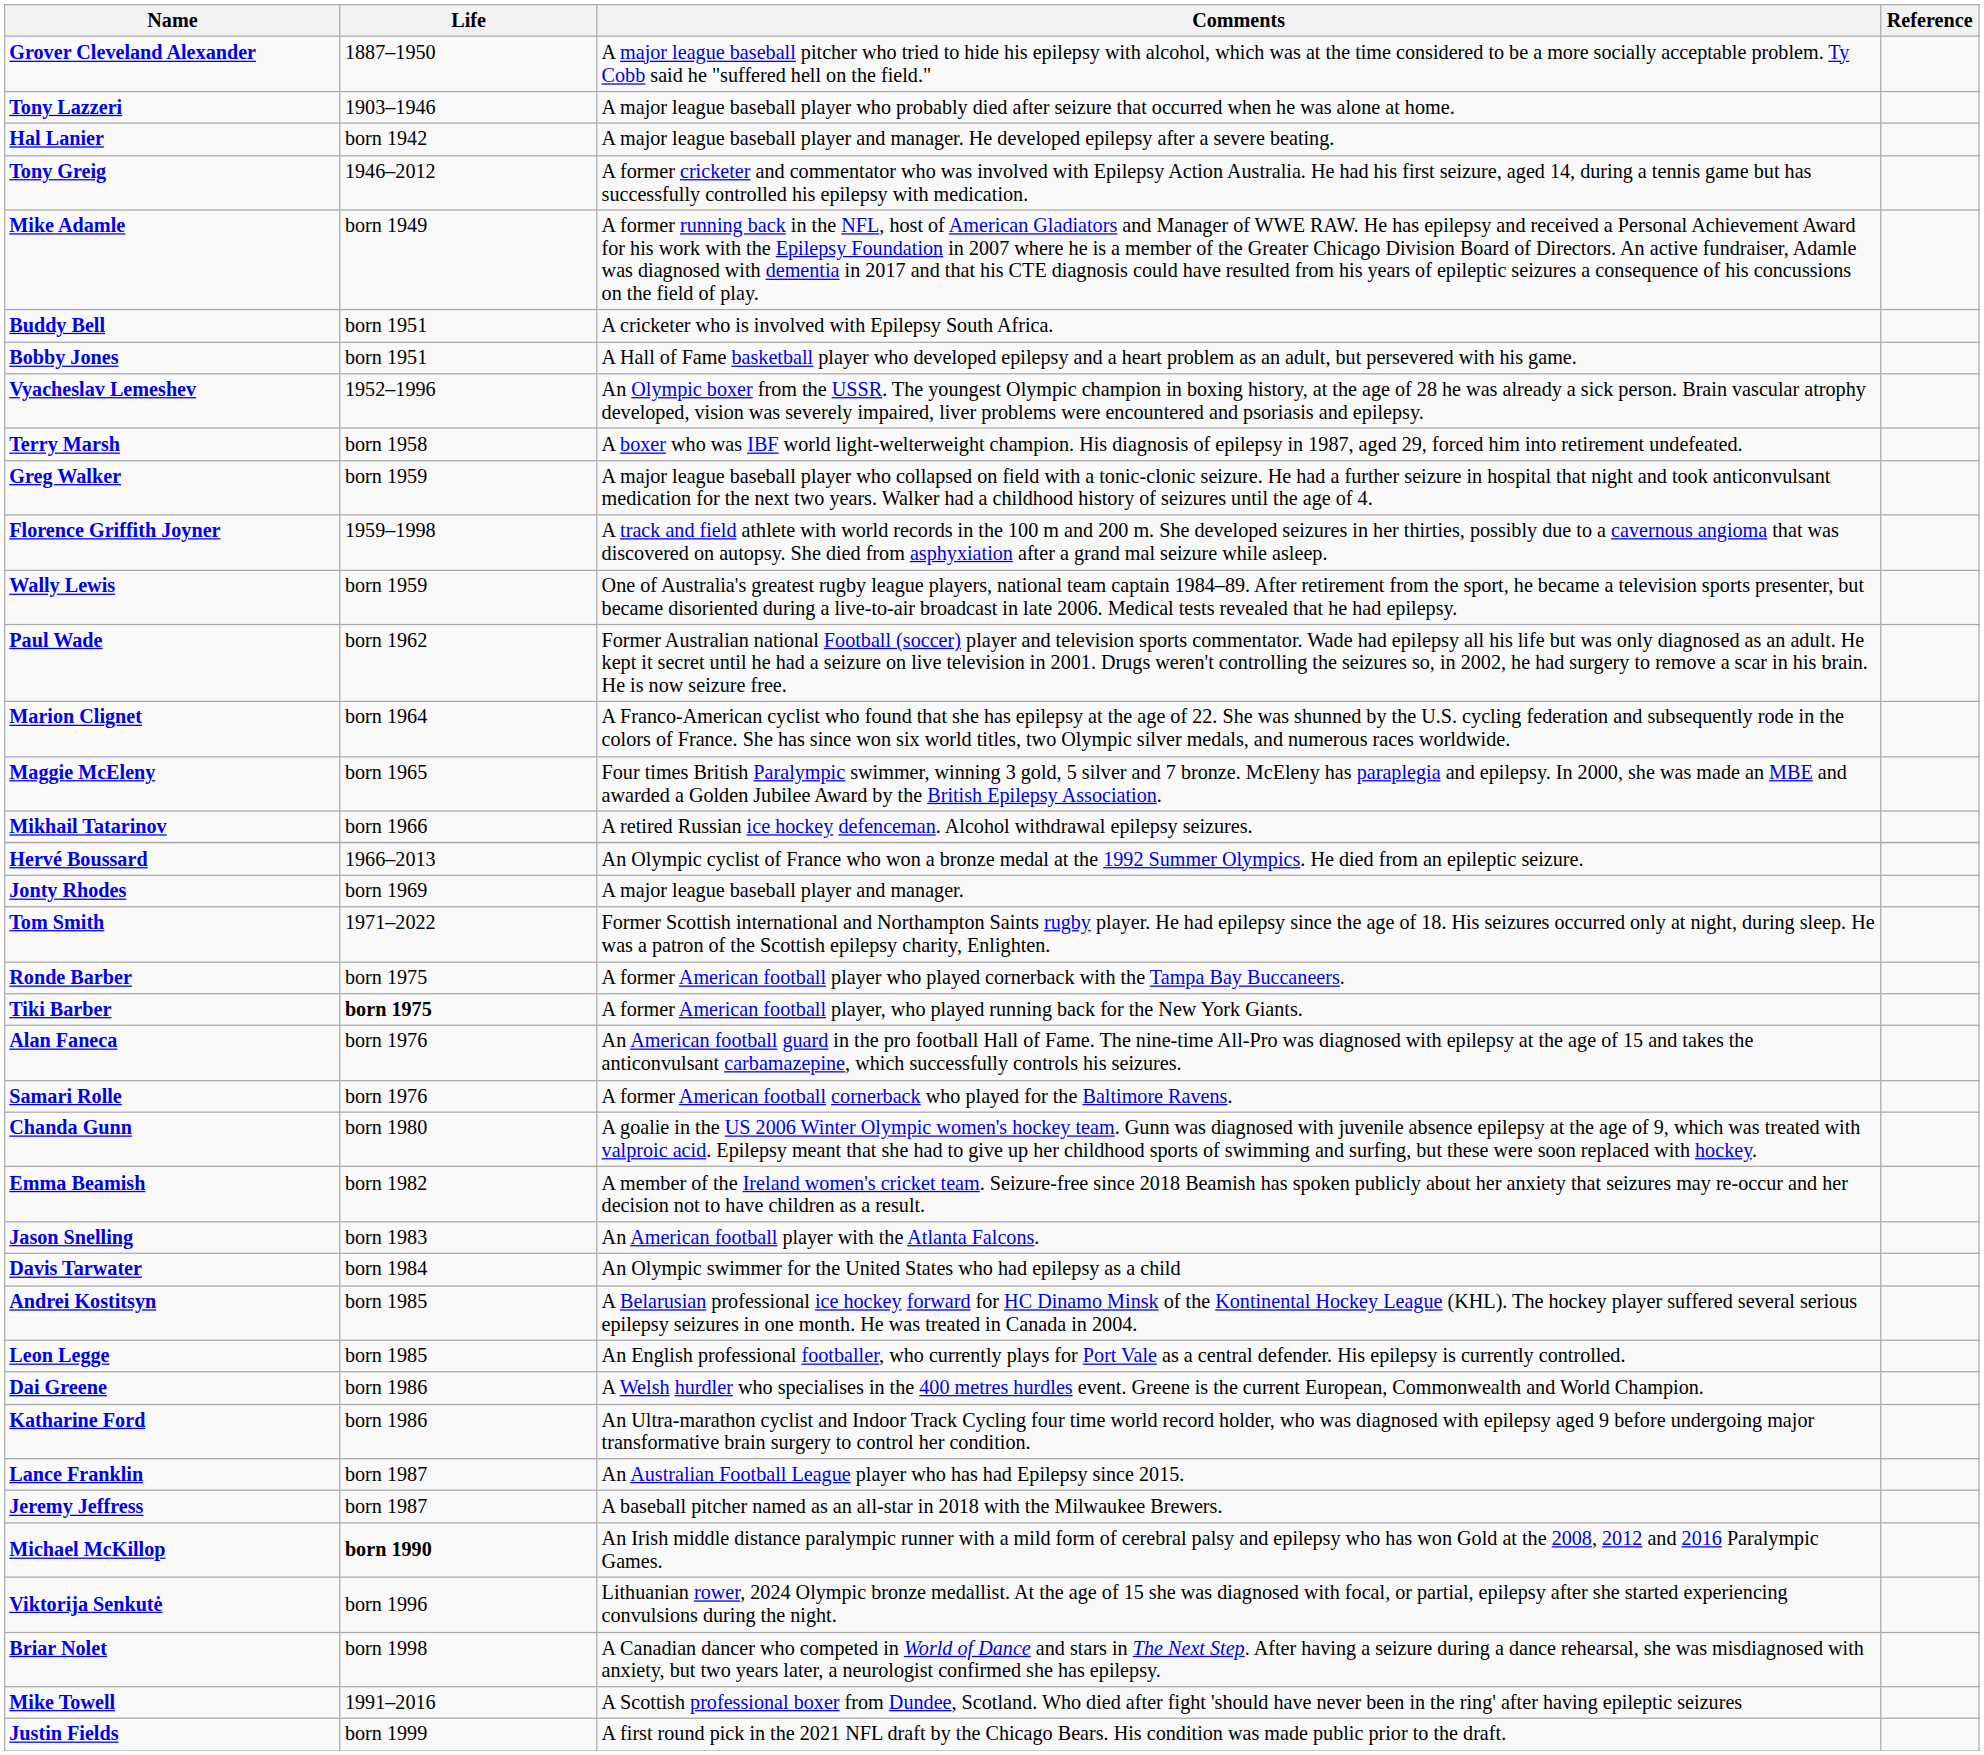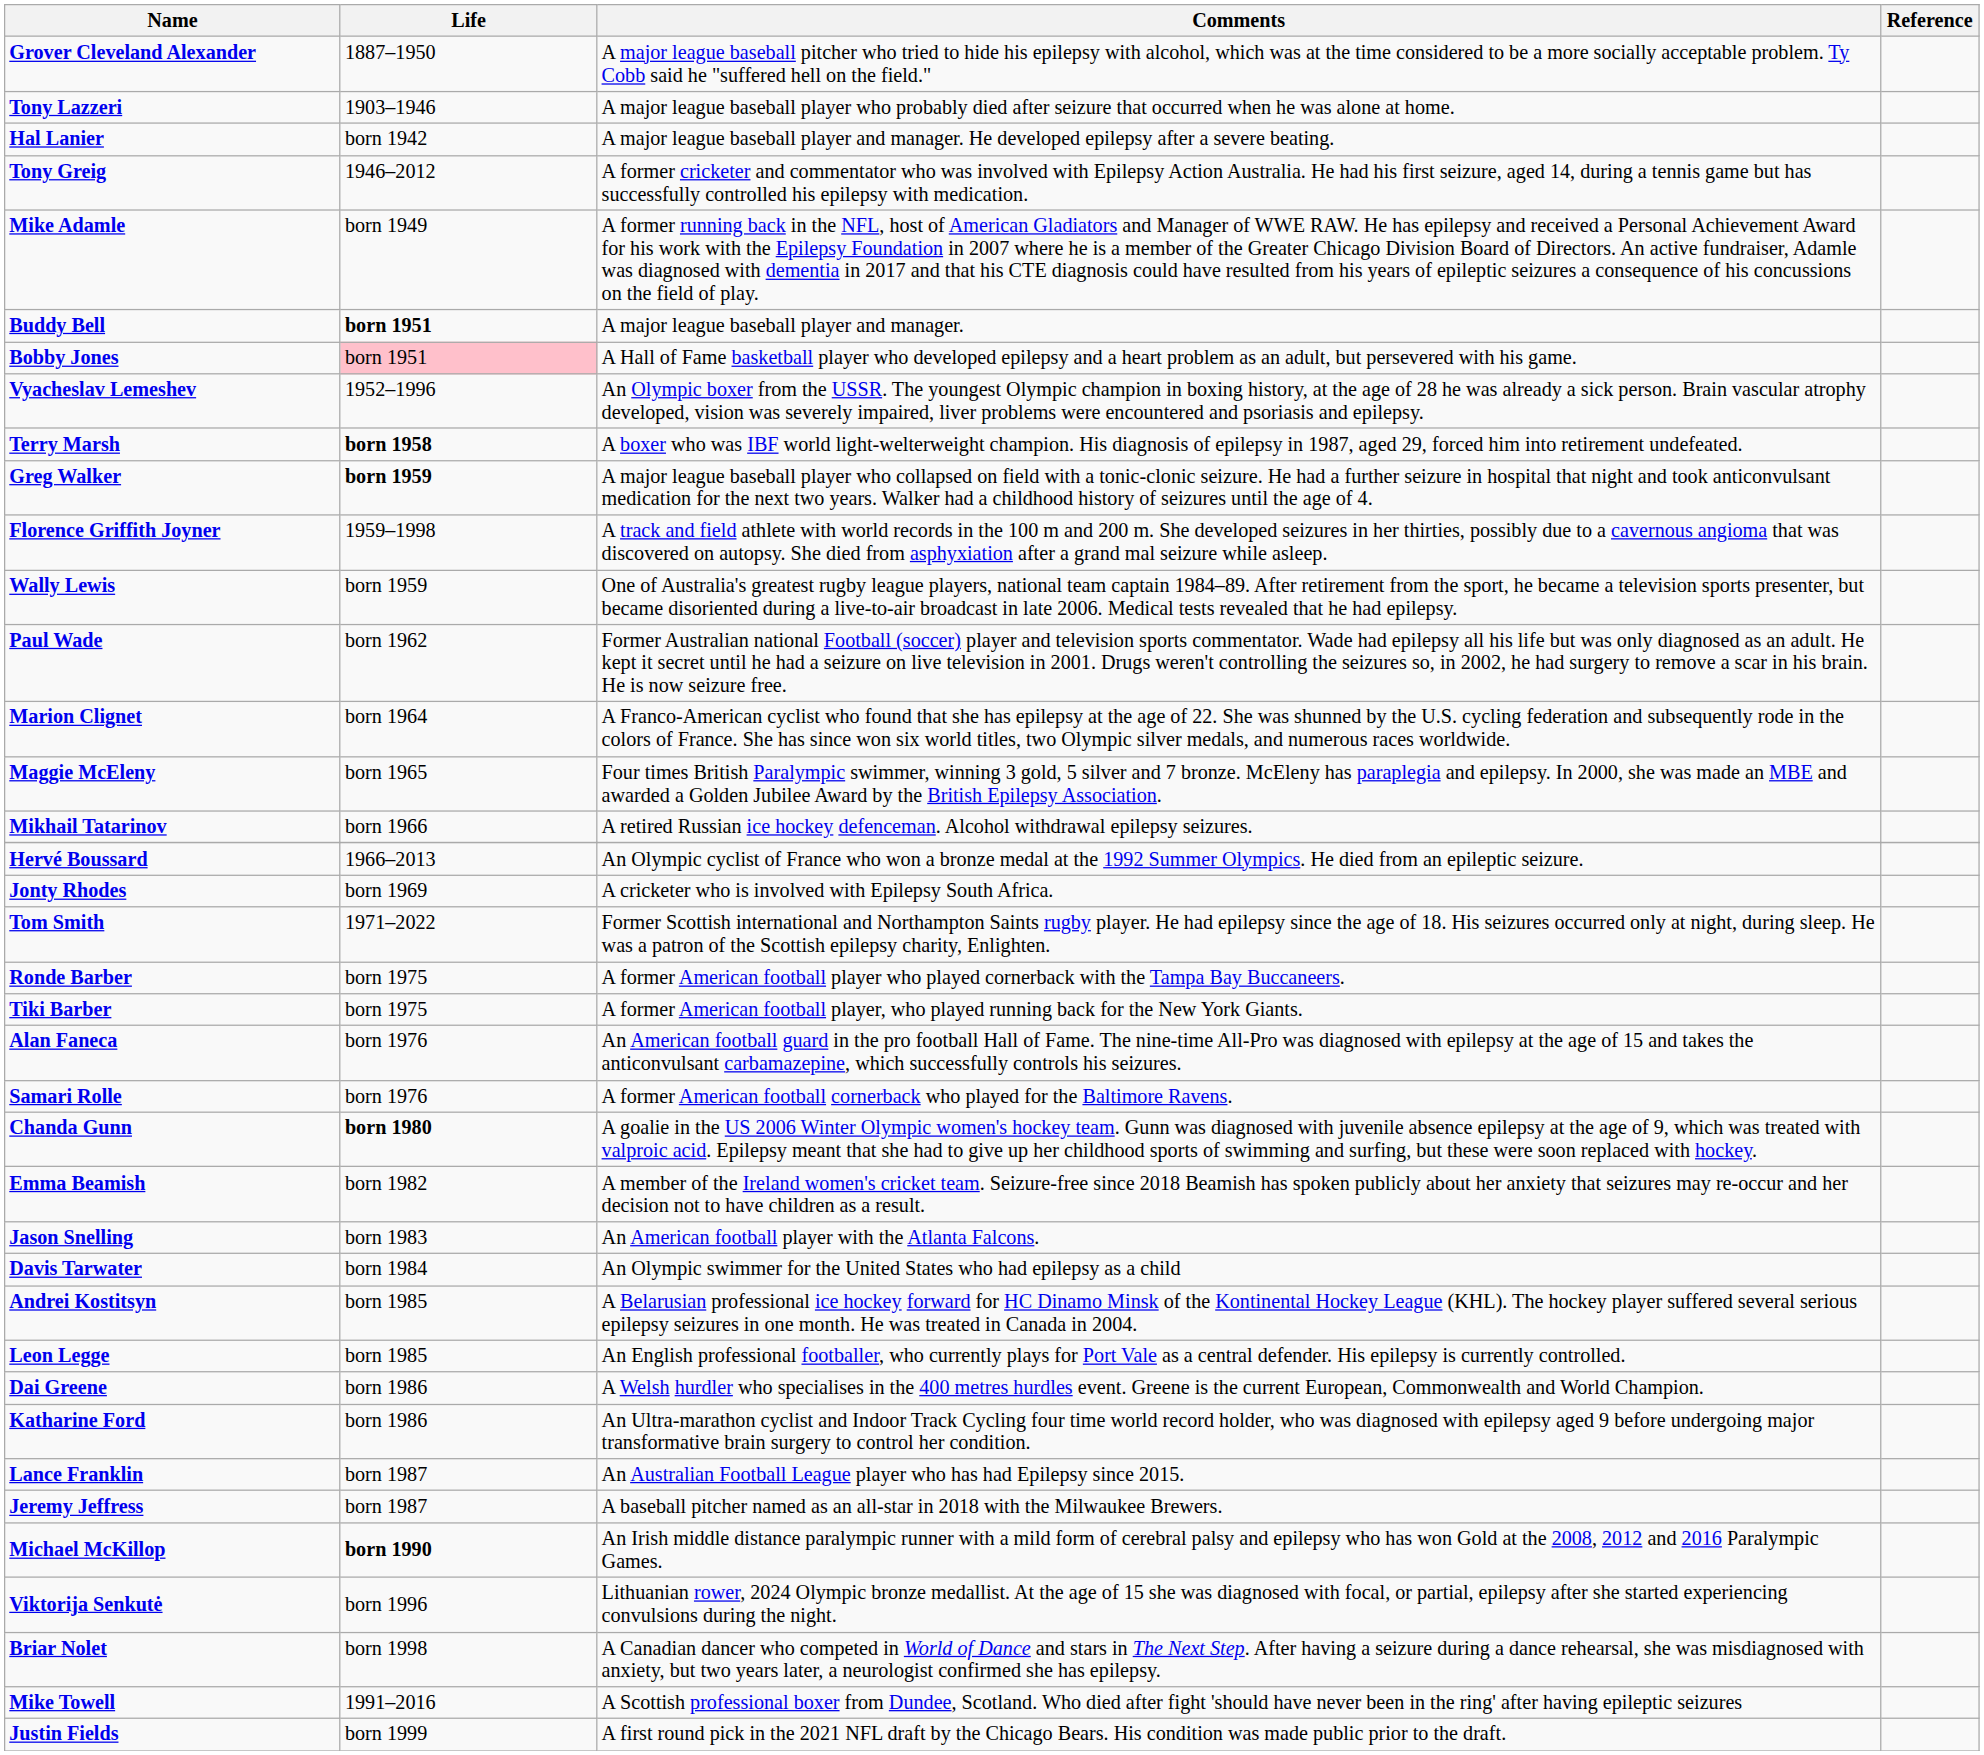(386, 325) normal -> (388, 325) bold
(827, 325) A cricketer who is involved with Epilepsy South Africa. -> (783, 325) A major league baseball player and manager.
(386, 357) no background -> (386, 357) pink background
(386, 444) normal -> (388, 444) bold
(386, 476) normal -> (388, 476) bold
(783, 890) A major league baseball player and manager. -> (827, 890) A cricketer who is involved with Epilepsy South Africa.
(388, 1009) bold -> (386, 1009) normal
(386, 1128) normal -> (388, 1128) bold
